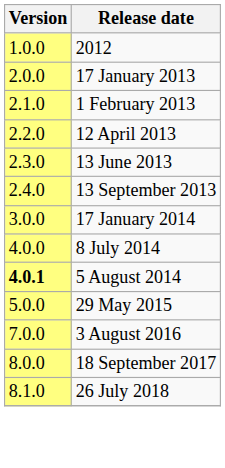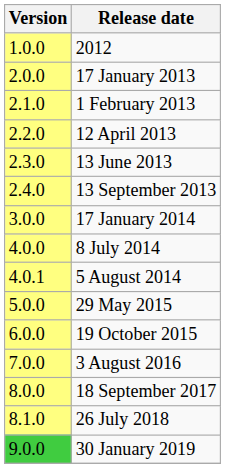(27, 276) bold -> (27, 276) normal
+ row: (136, 334)
+ row: (135, 448)
